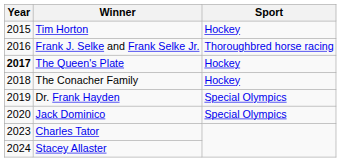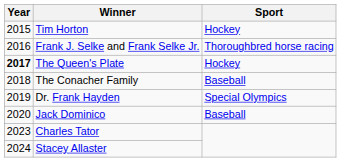(222, 81) Hockey -> (225, 81) Baseball
(245, 115) Special Olympics -> (225, 115) Baseball
